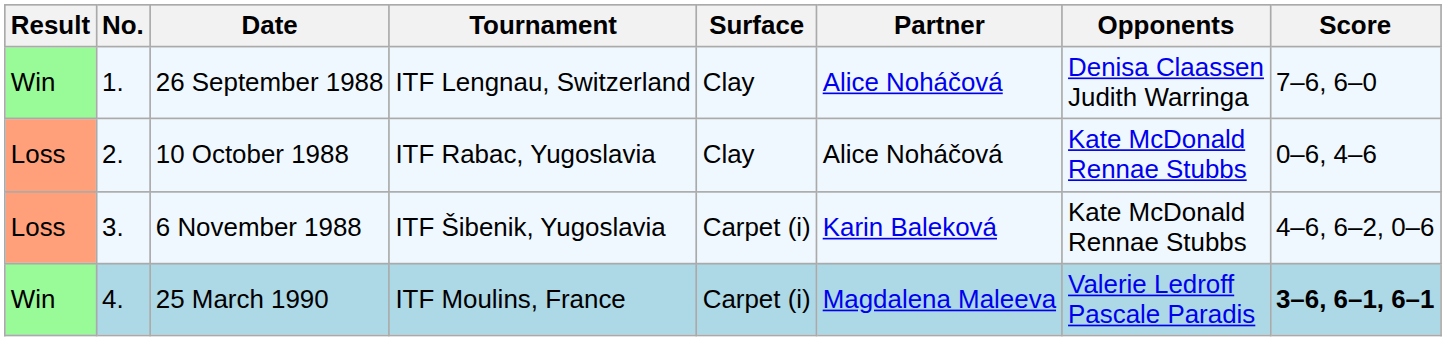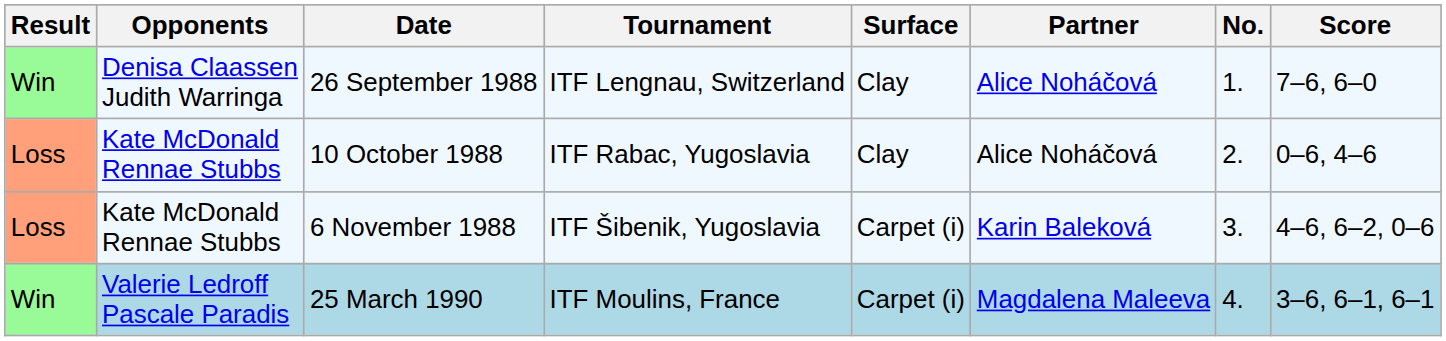columns swapped: (123, 25) <-> (1166, 25)
(1355, 298) bold -> (1355, 298) normal
